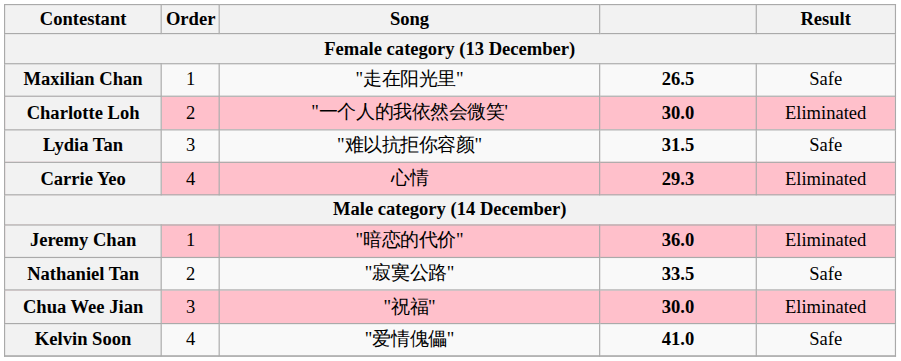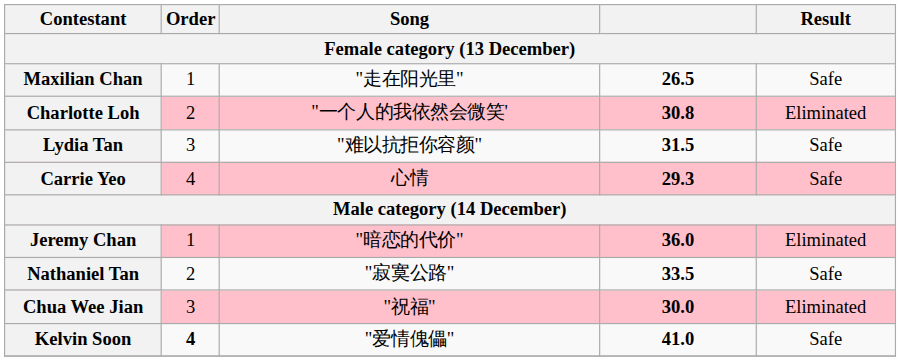(678, 112) 30.0 -> (678, 112) 30.8
(826, 178) Eliminated -> (826, 178) Safe
(191, 339) normal -> (191, 339) bold
